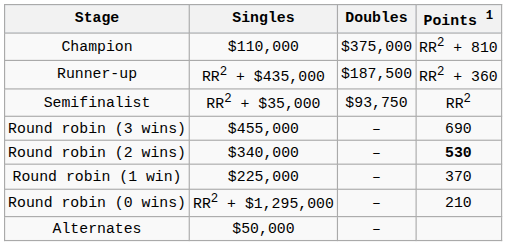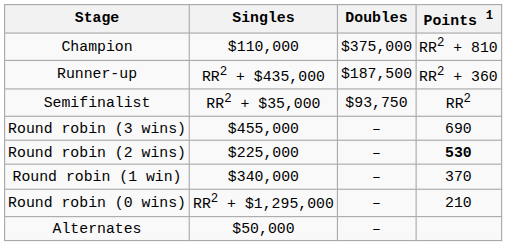(263, 153) $340,000 -> (263, 153) $225,000
(263, 177) $225,000 -> (263, 177) $340,000
